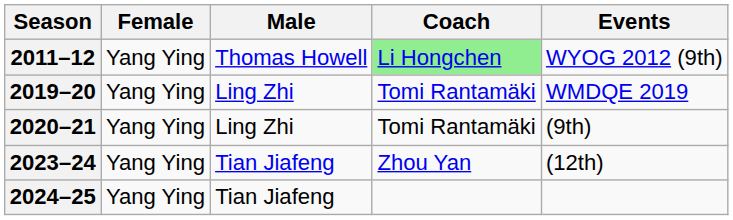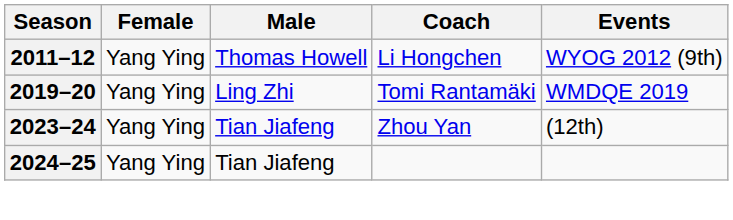(439, 57) lightgreen background -> (439, 57) no background
- row: (53, 127)
